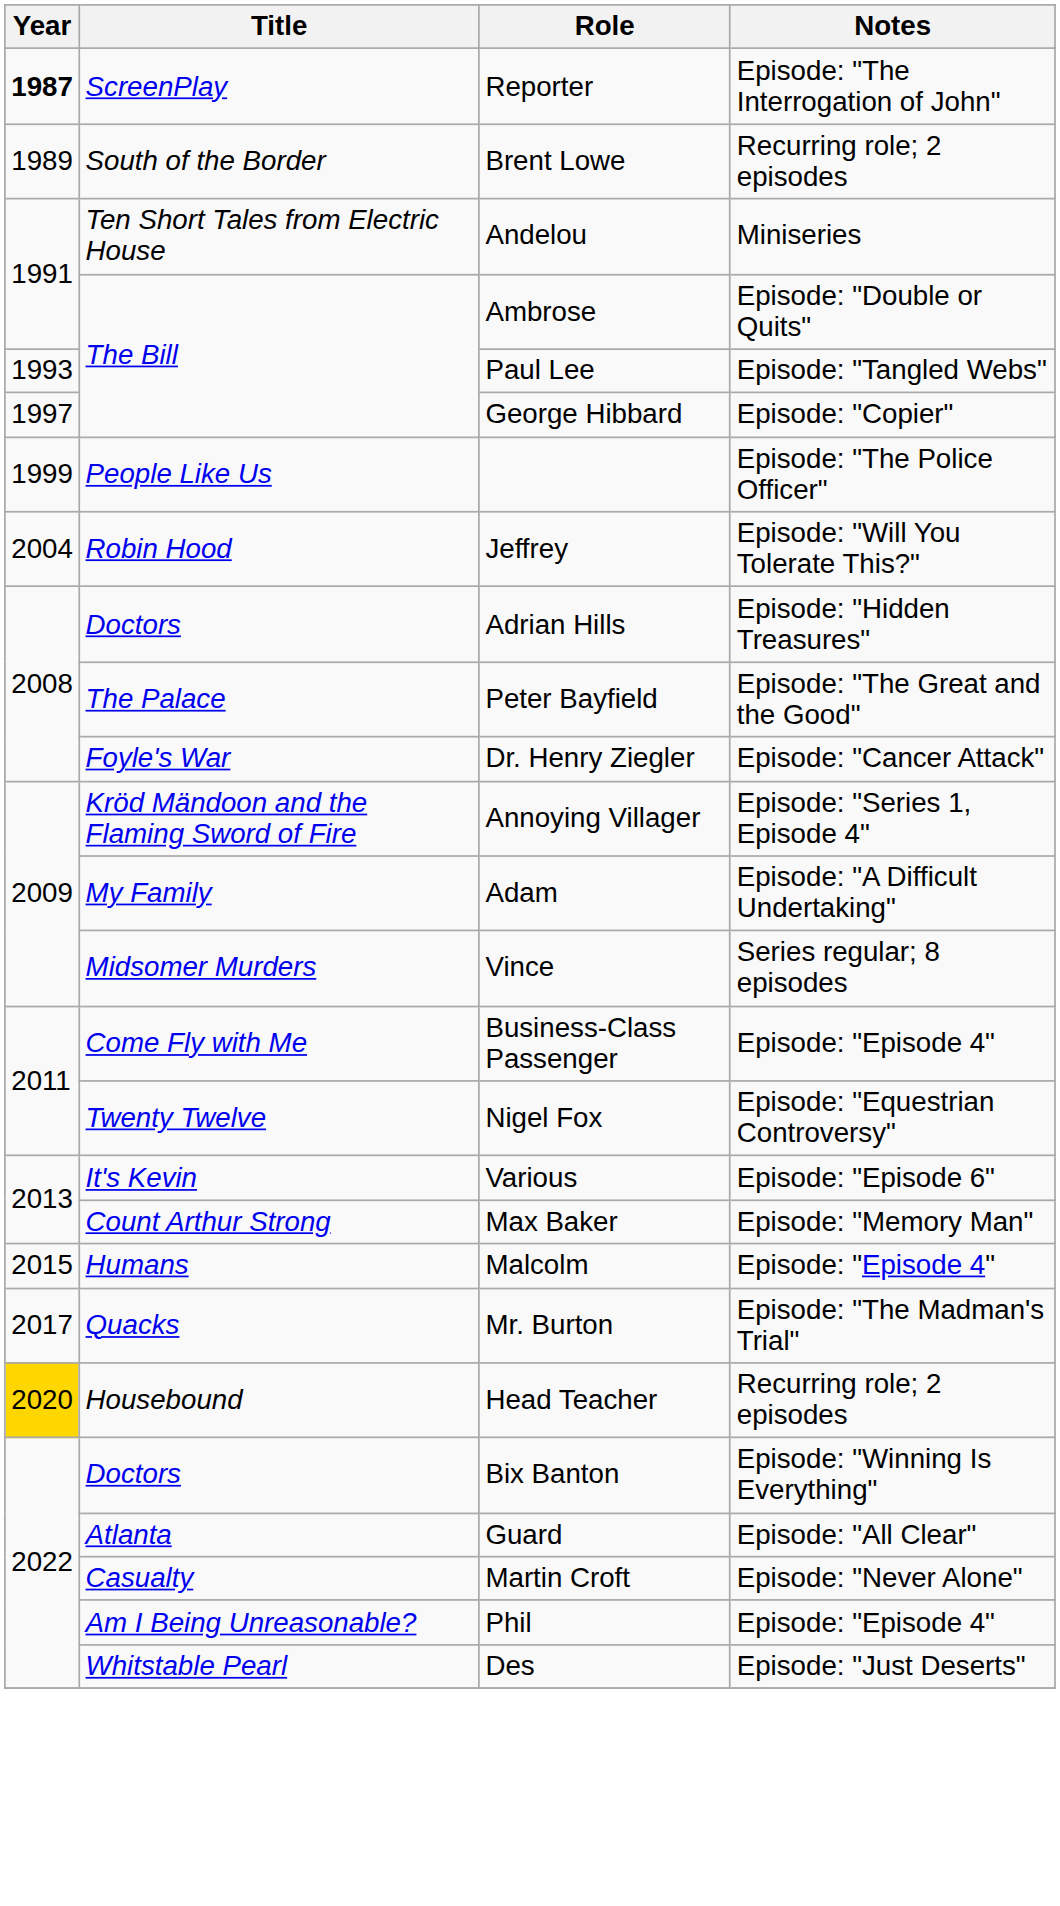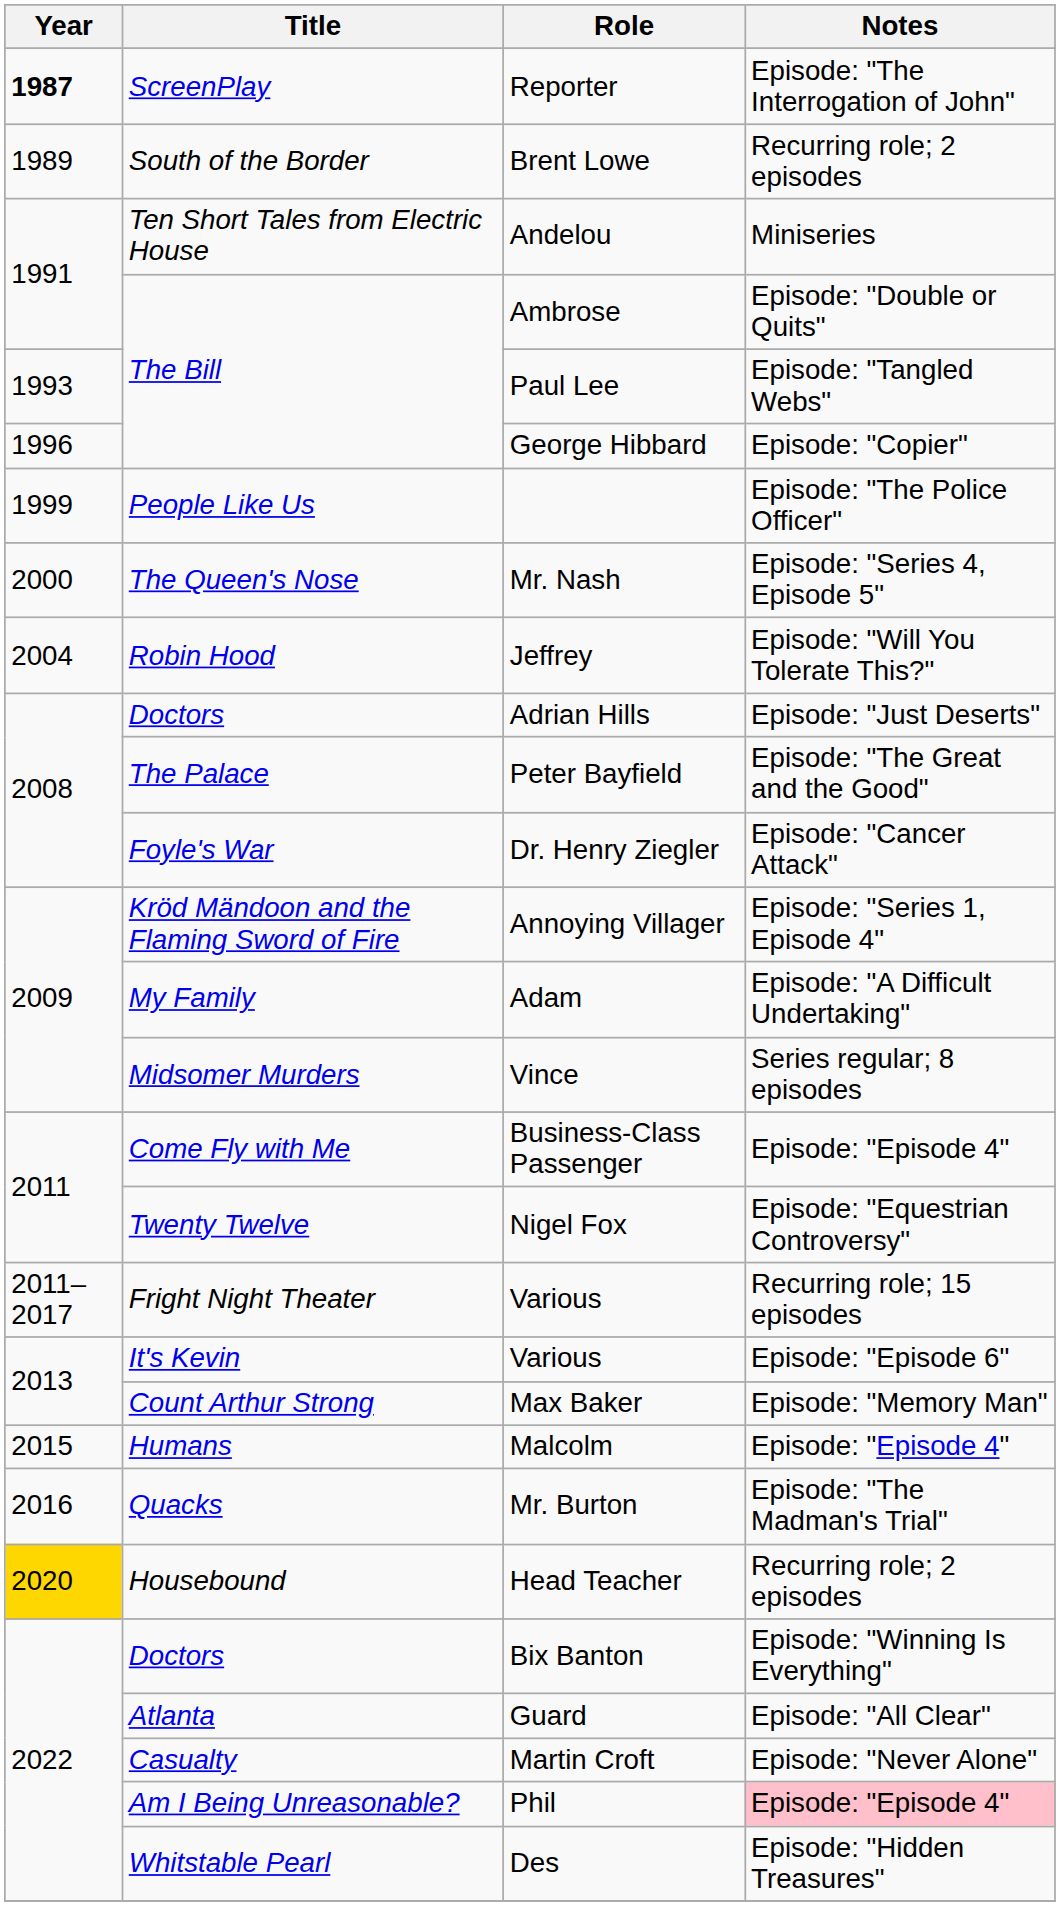(42, 414) 1997 -> (42, 445) 1996
+ row: (244, 580)
(843, 623) Episode: "Hidden Treasures" -> (896, 714) Episode: "Just Deserts"
+ row: (252, 1299)
(42, 1324) 2017 -> (42, 1506) 2016
(866, 1622) no background -> (880, 1803) pink background
(881, 1666) Episode: "Just Deserts" -> (858, 1862) Episode: "Hidden Treasures"
